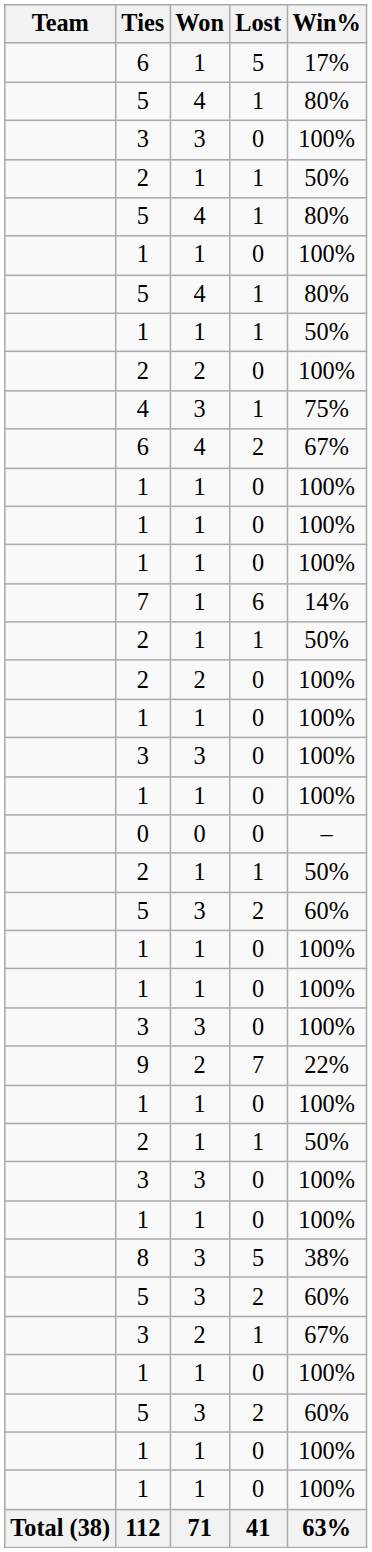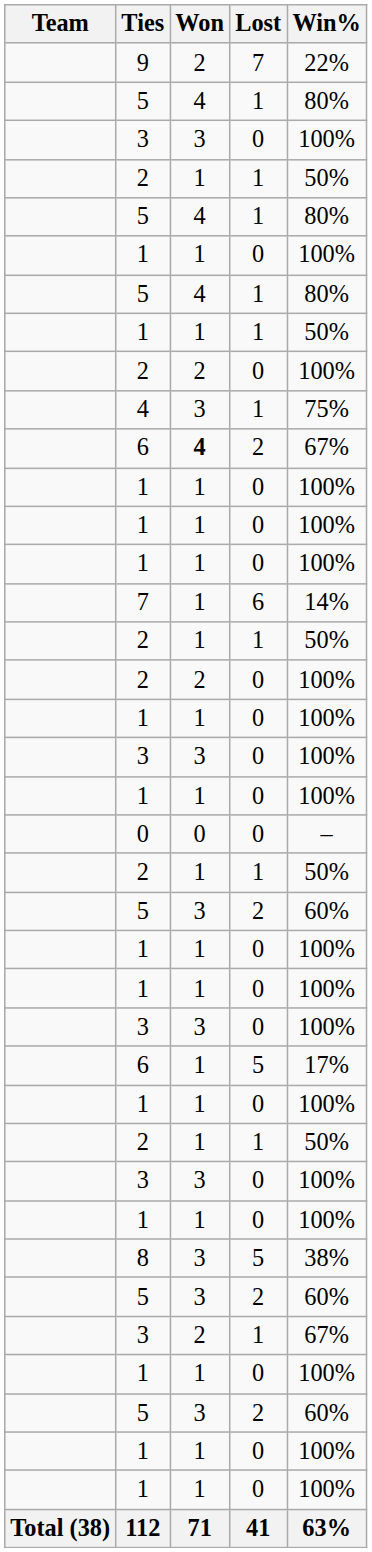rows swapped: (143, 1065) <-> (143, 62)
(200, 448) normal -> (200, 448) bold
